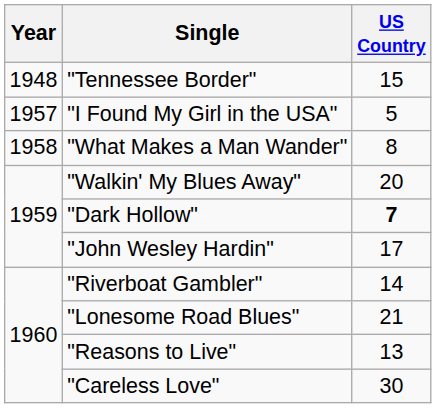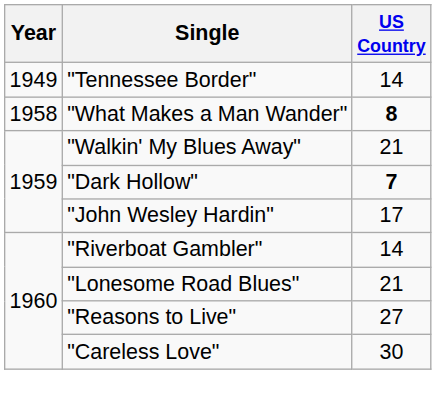(33, 79) 1948 -> (33, 79) 1949
(391, 79) 15 -> (391, 79) 14
- row: (202, 113)
(391, 147) normal -> (391, 113) bold
(391, 181) 20 -> (391, 147) 21
(391, 351) 13 -> (391, 317) 27
